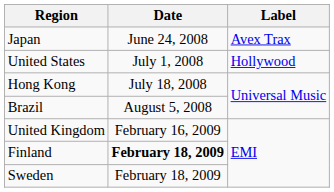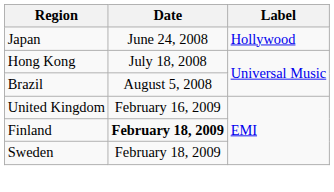(261, 38) Avex Trax -> (263, 38) Hollywood
- row: (46, 61)
